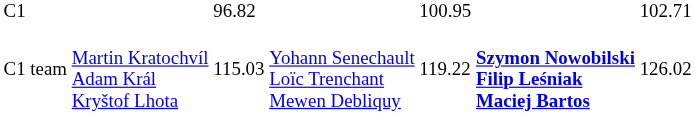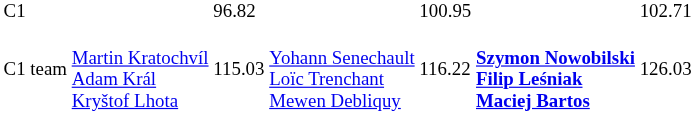(445, 68) 119.22 -> (445, 68) 116.22
(666, 68) 126.02 -> (666, 68) 126.03
